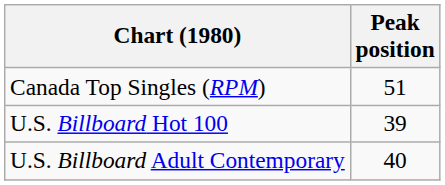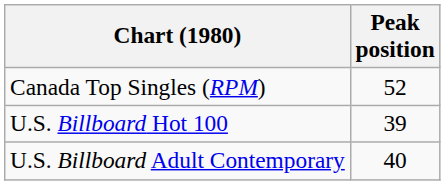(395, 86) 51 -> (395, 86) 52
